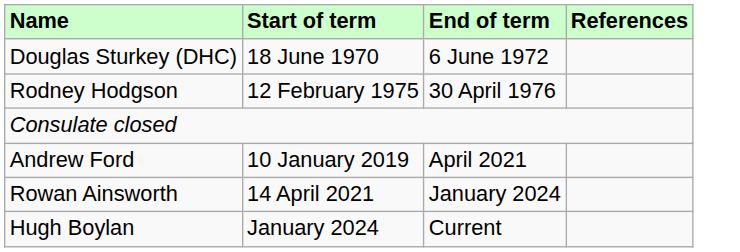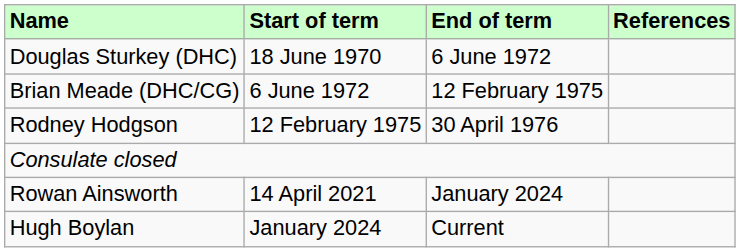+ row: (125, 90)
- row: (72, 159)
